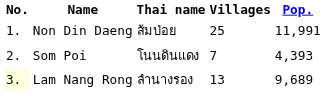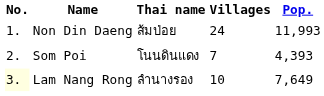(217, 31) 25 -> (217, 31) 24
(298, 31) 11,991 -> (298, 31) 11,993
(217, 80) 13 -> (217, 80) 10
(294, 80) 9,689 -> (294, 80) 7,649
